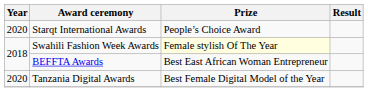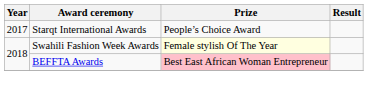(17, 29) 2020 -> (17, 29) 2017
(246, 62) no background -> (246, 62) pink background
- row: (83, 78)
